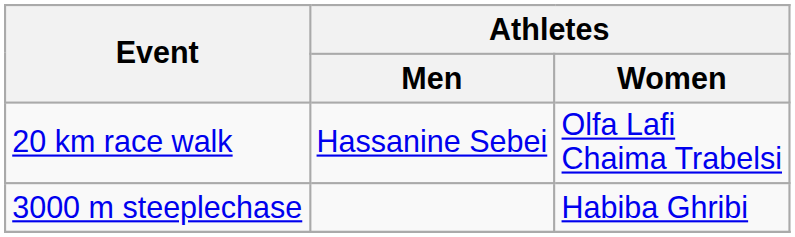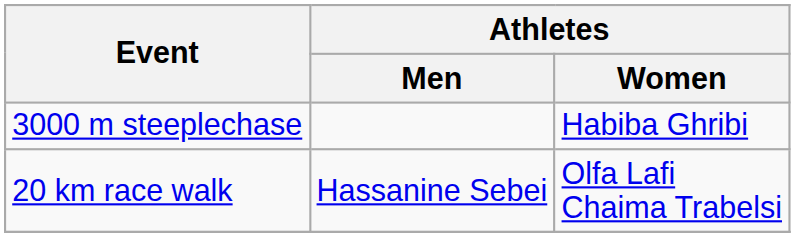rows swapped: (157, 208) <-> (122, 143)
